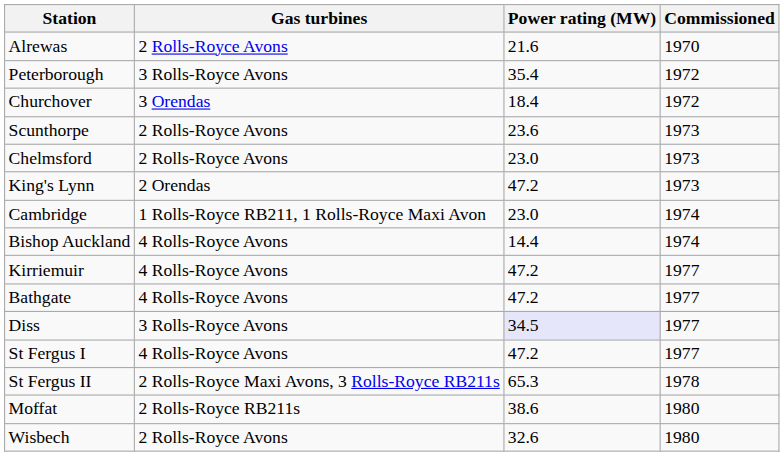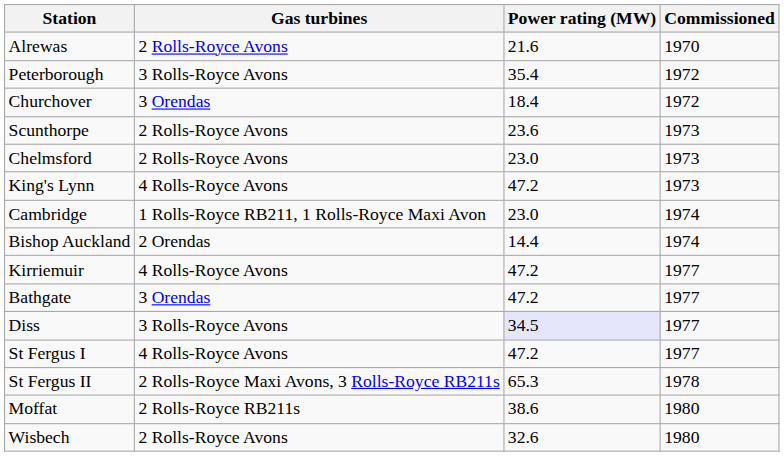(174, 185) 2 Orendas -> (213, 185) 4 Rolls-Royce Avons
(213, 241) 4 Rolls-Royce Avons -> (174, 241) 2 Orendas
(213, 297) 4 Rolls-Royce Avons -> (174, 297) 3 Orendas
